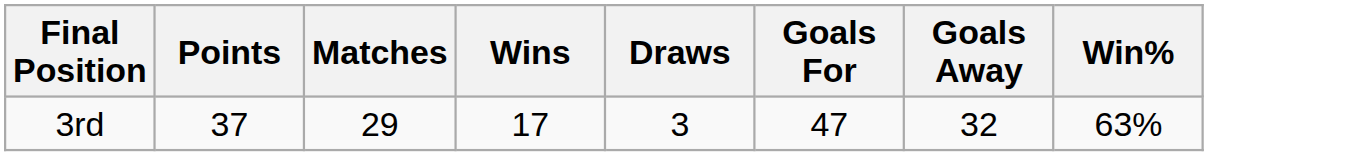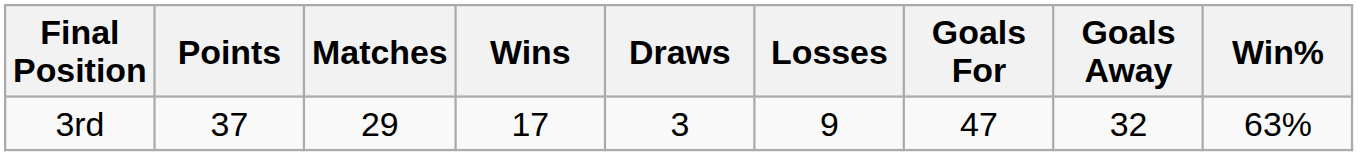+ column: (829, 51)
